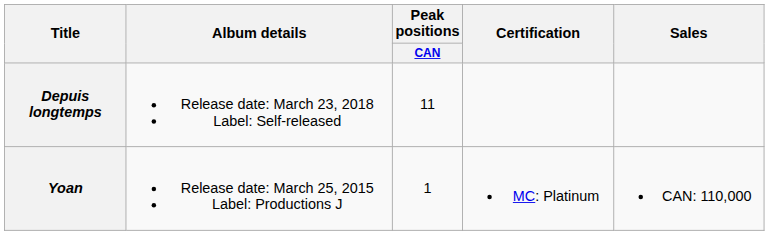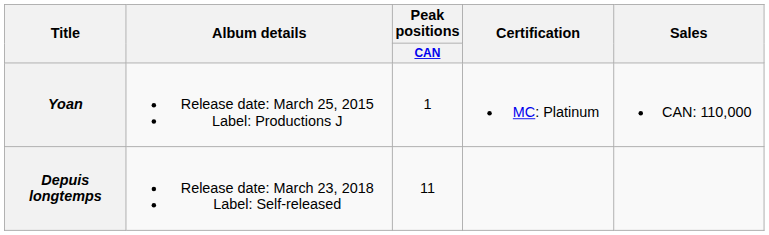rows swapped: (65, 188) <-> (65, 104)
